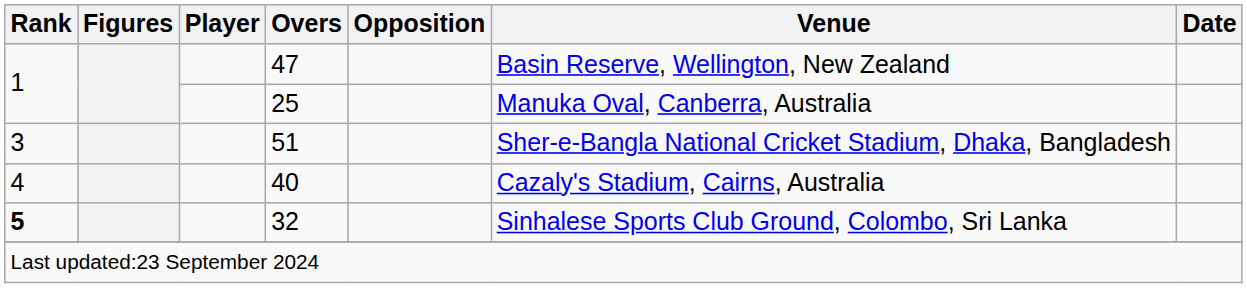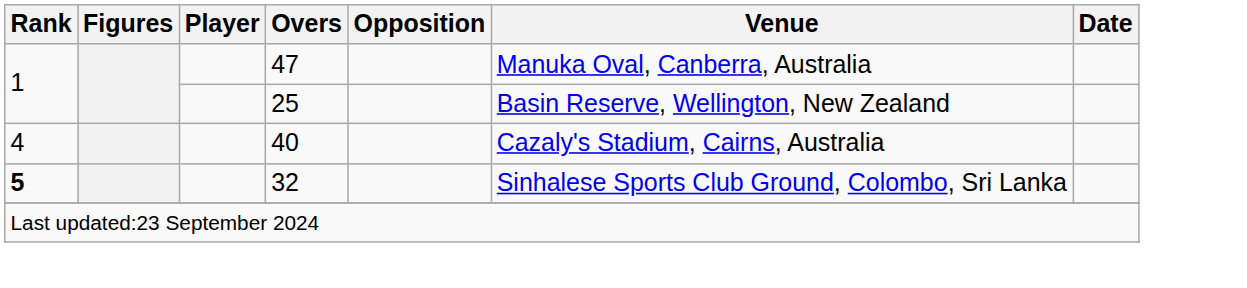(723, 63) Basin Reserve, Wellington, New Zealand -> (684, 63) Manuka Oval, Canberra, Australia
(684, 103) Manuka Oval, Canberra, Australia -> (723, 103) Basin Reserve, Wellington, New Zealand
- row: (285, 143)
